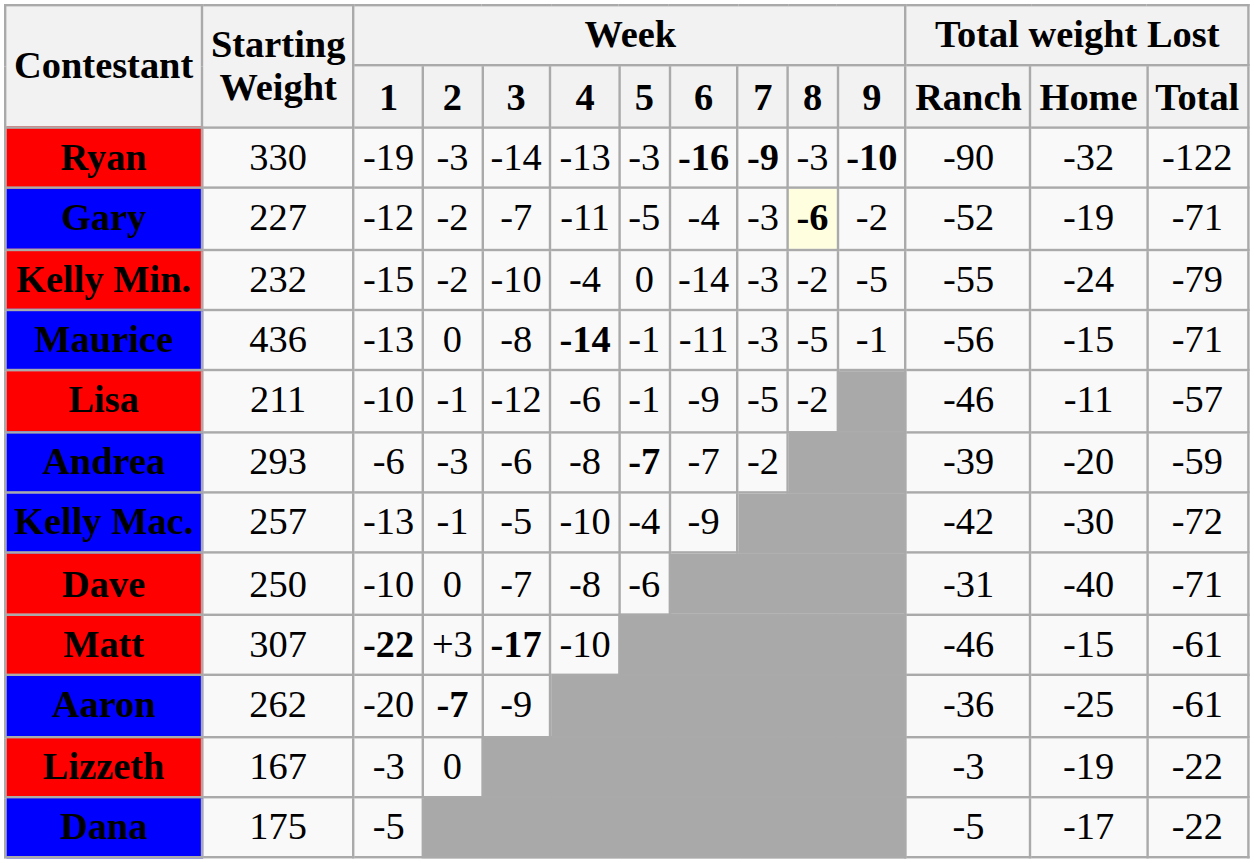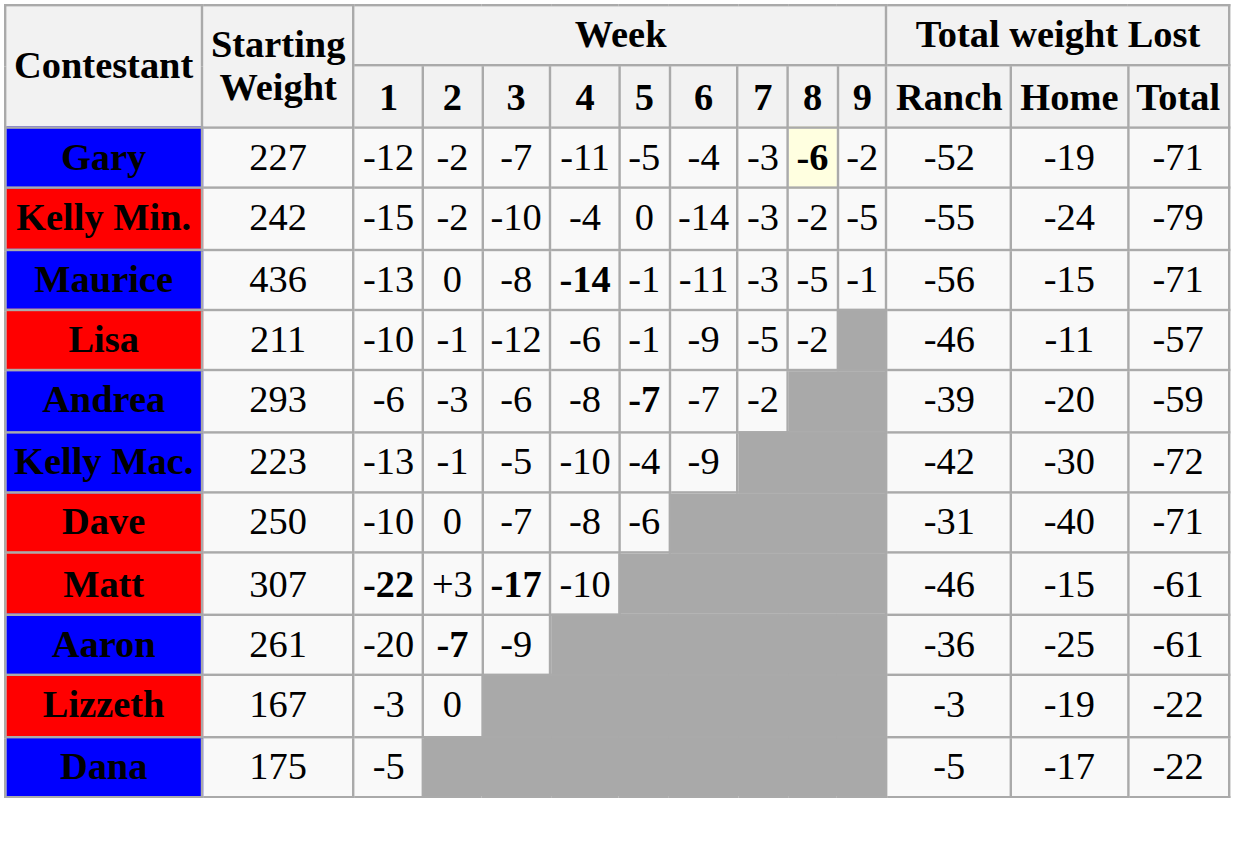- row: (104, 156)
(278, 278) 232 -> (278, 217) 242
(278, 522) 257 -> (278, 461) 223
(278, 704) 262 -> (278, 643) 261
